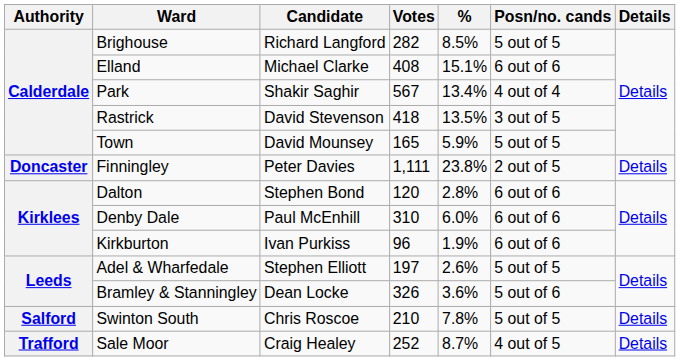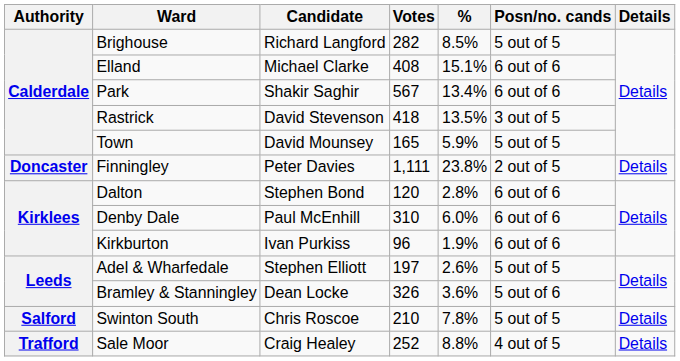(527, 92) 4 out of 4 -> (527, 92) 6 out of 6
(460, 343) 8.7% -> (460, 343) 8.8%
